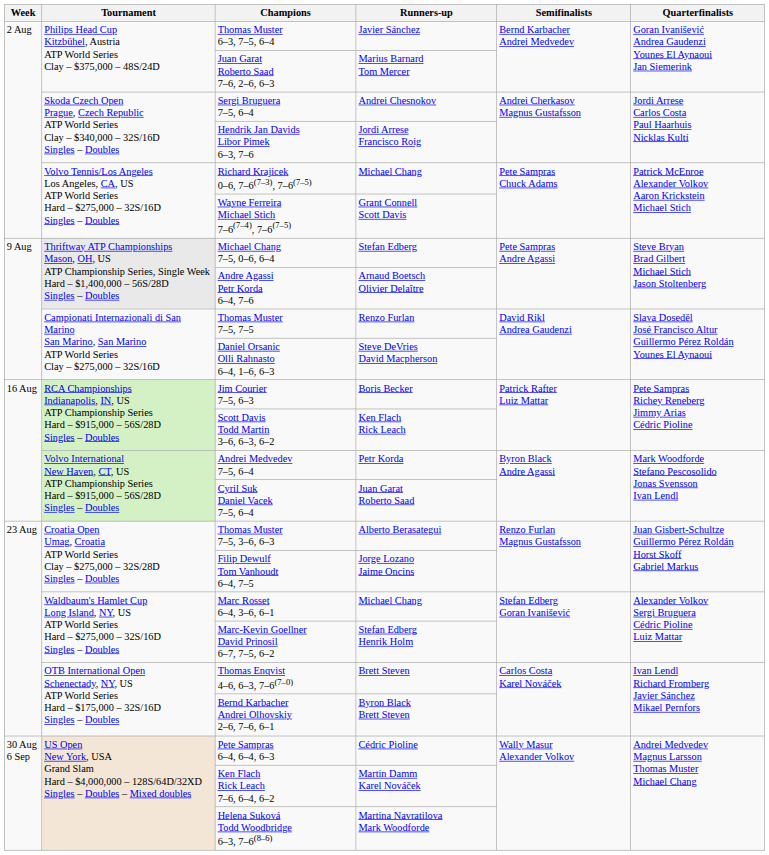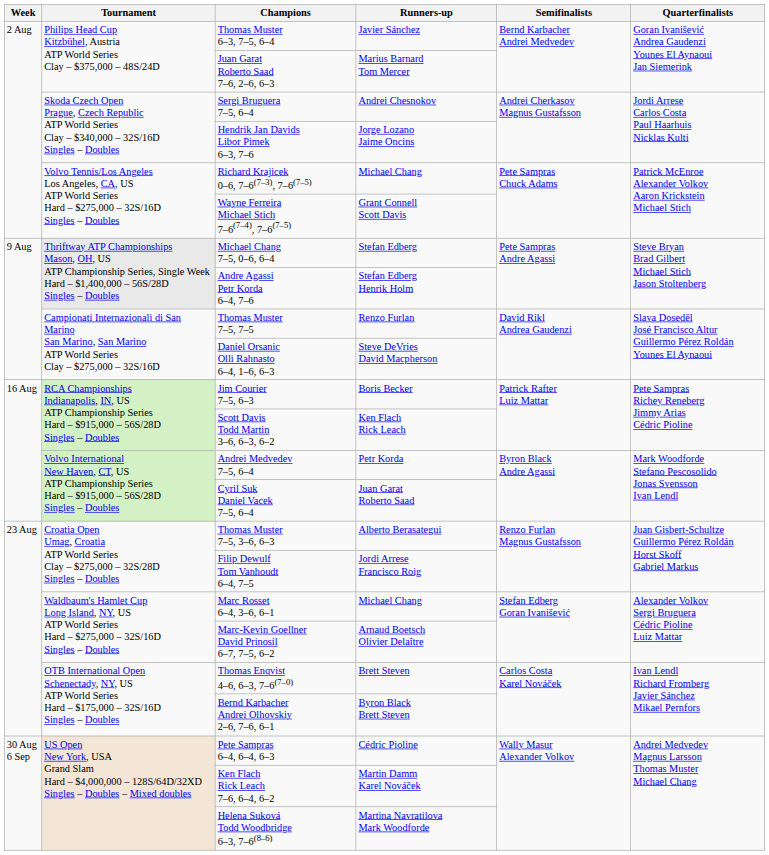(390, 136) Jordi Arrese Francisco Roig -> (386, 136) Jorge Lozano Jaime Oncins
(392, 282) Arnaud Boetsch Olivier Delaître -> (388, 282) Stefan Edberg Henrik Holm
(386, 565) Jorge Lozano Jaime Oncins -> (390, 565) Jordi Arrese Francisco Roig
(388, 636) Stefan Edberg Henrik Holm -> (392, 636) Arnaud Boetsch Olivier Delaître
